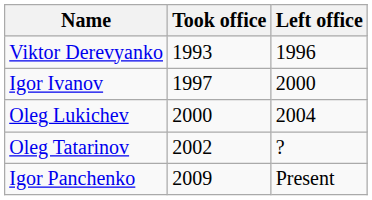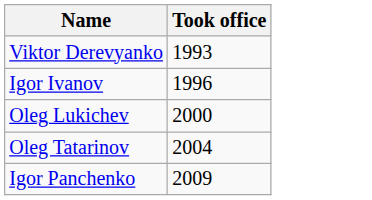- column: (319, 20)
(192, 83) 1997 -> (192, 83) 1996
(192, 147) 2002 -> (192, 147) 2004
